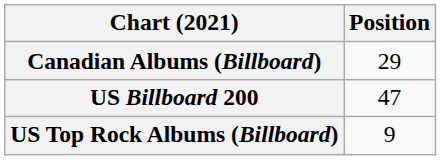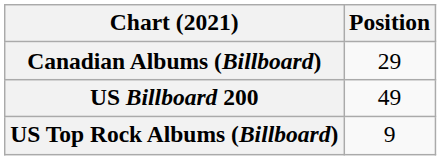(390, 97) 47 -> (390, 97) 49
